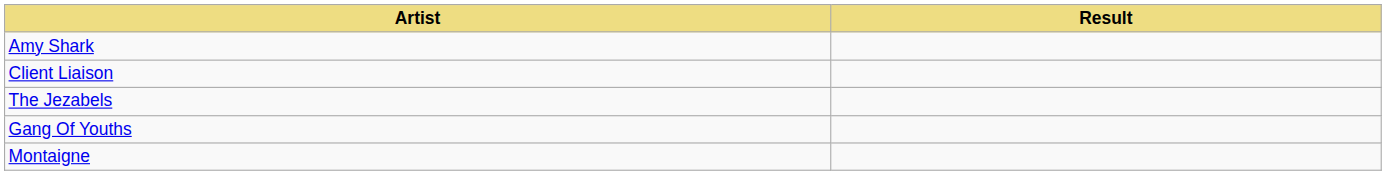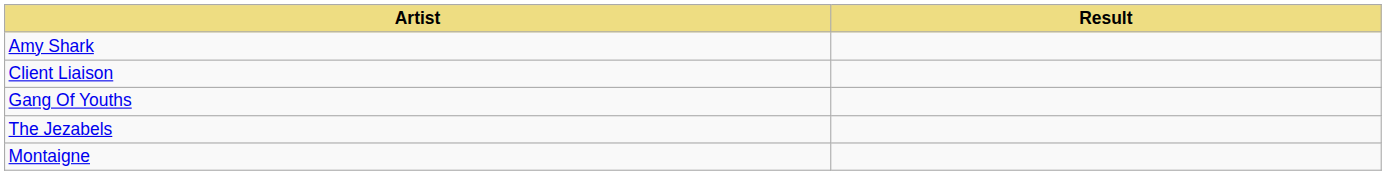rows swapped: (70, 128) <-> (60, 101)
